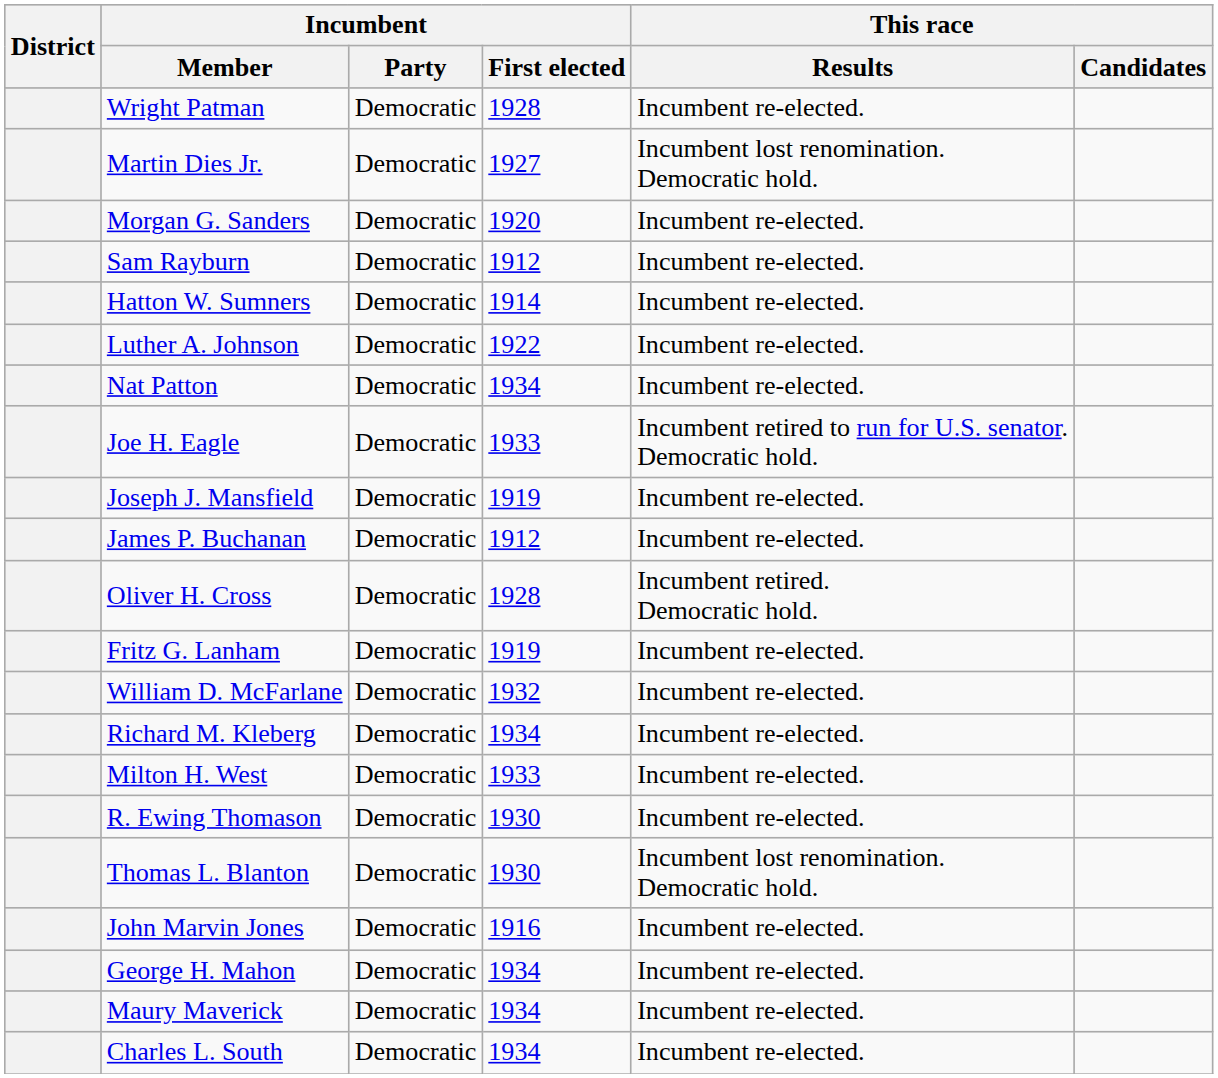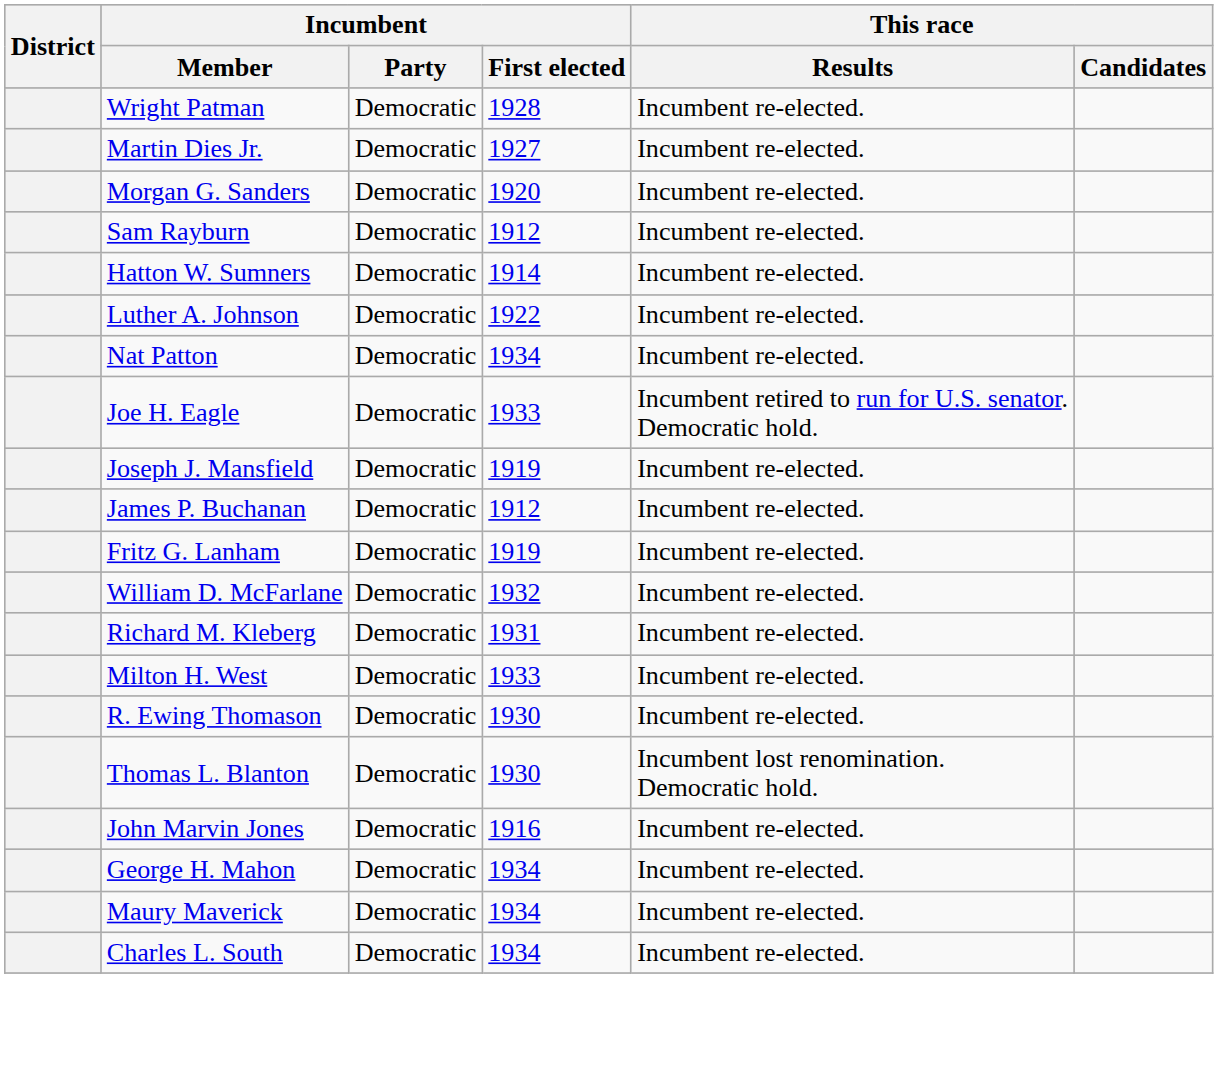(791, 163) Incumbent lost renomination. Democratic hold. -> (751, 149) Incumbent re-elected.
- row: (189, 594)
(514, 733) 1934 -> (514, 633) 1931
